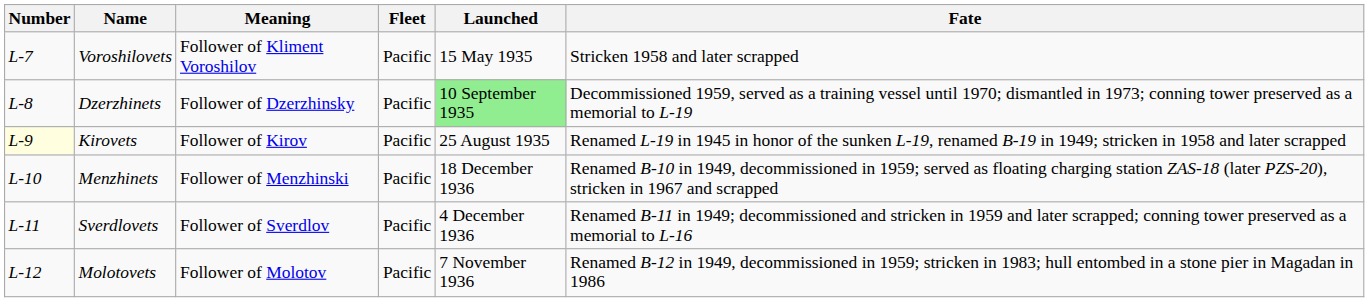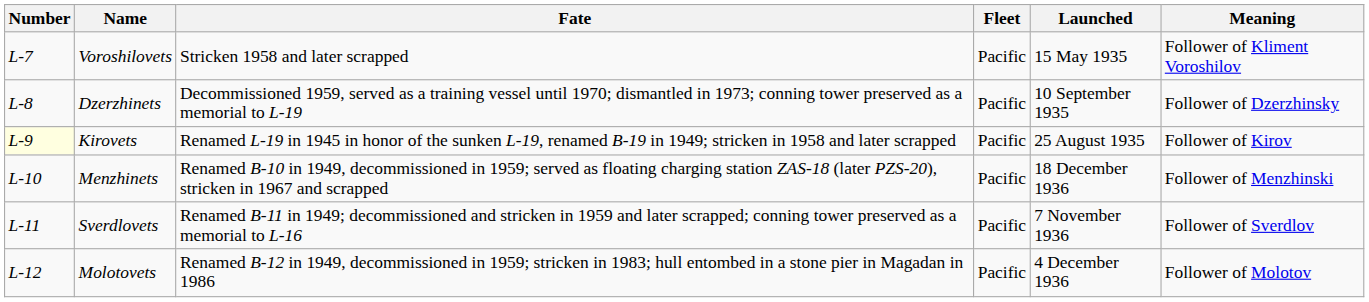columns swapped: (277, 18) <-> (965, 18)
(488, 103) lightgreen background -> (1082, 103) no background
(482, 225) 4 December 1936 -> (1077, 225) 7 November 1936
(483, 272) 7 November 1936 -> (1077, 272) 4 December 1936
